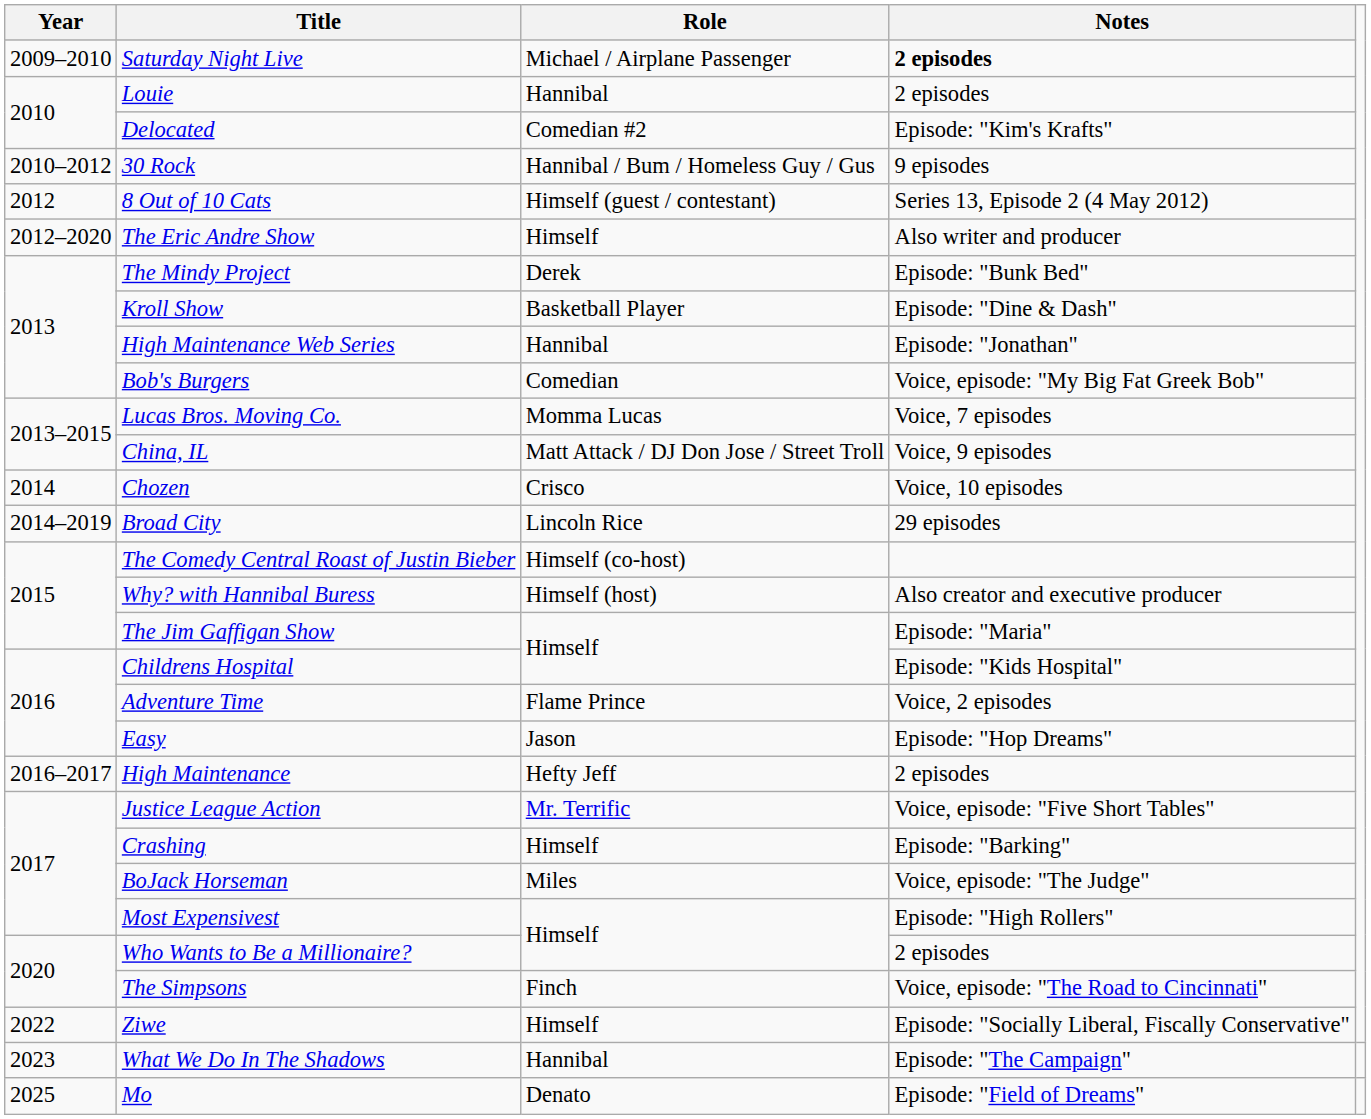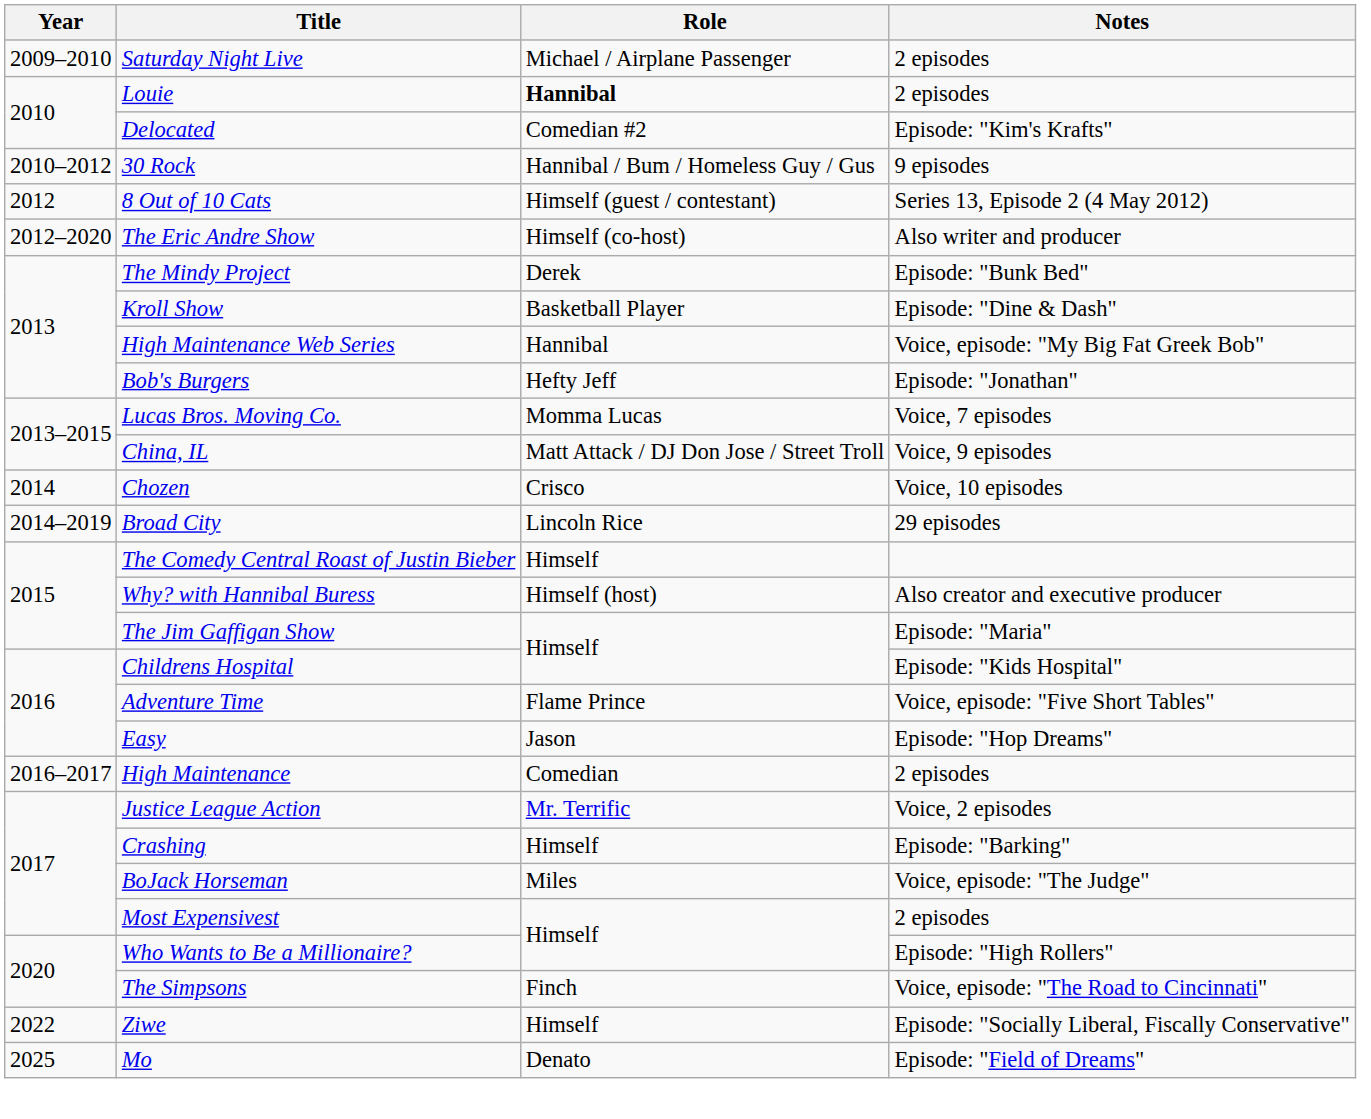(943, 58) bold -> (942, 58) normal
(567, 93) normal -> (571, 93) bold
(562, 237) Himself -> (606, 237) Himself (co-host)
(986, 344) Episode: "Jonathan" -> (1079, 344) Voice, episode: "My Big Fat Greek Bob"
(572, 380) Comedian -> (571, 380) Hefty Jeff
(1079, 380) Voice, episode: "My Big Fat Greek Bob" -> (986, 380) Episode: "Jonathan"
(606, 559) Himself (co-host) -> (562, 559) Himself
(973, 702) Voice, 2 episodes -> (1055, 702) Voice, episode: "Five Short Tables"
(571, 773) Hefty Jeff -> (572, 773) Comedian
(1055, 809) Voice, episode: "Five Short Tables" -> (973, 809) Voice, 2 episodes
(1004, 916) Episode: "High Rollers" -> (942, 916) 2 episodes
(942, 952) 2 episodes -> (1004, 952) Episode: "High Rollers"
- row: (253, 1059)
